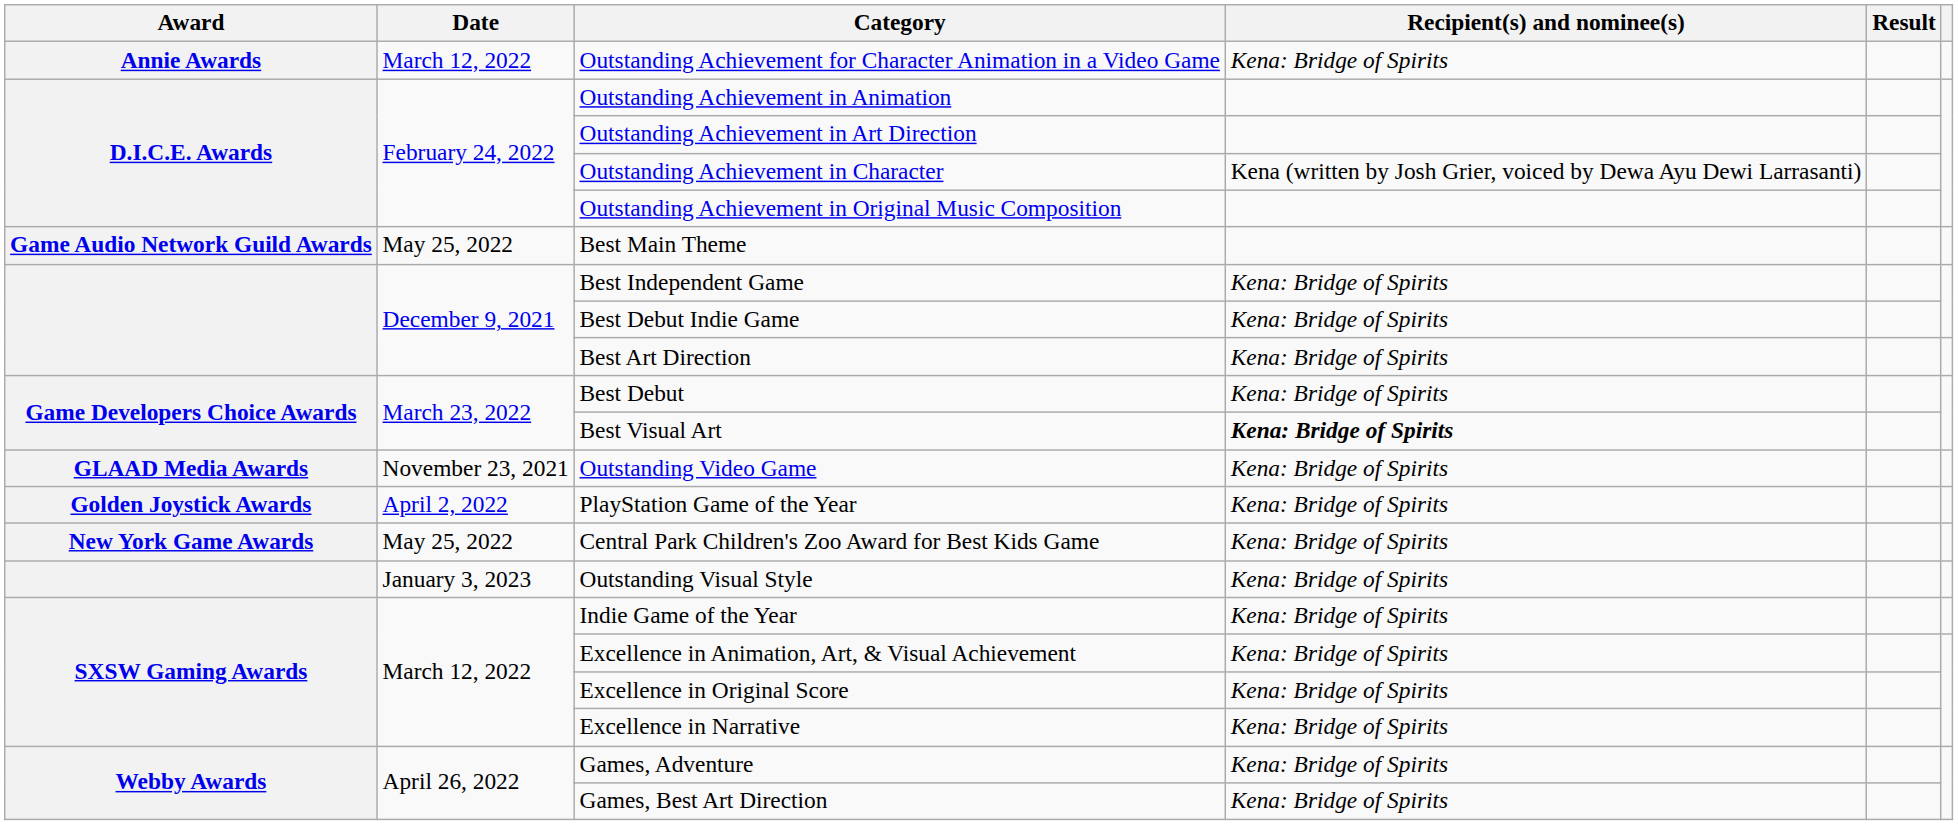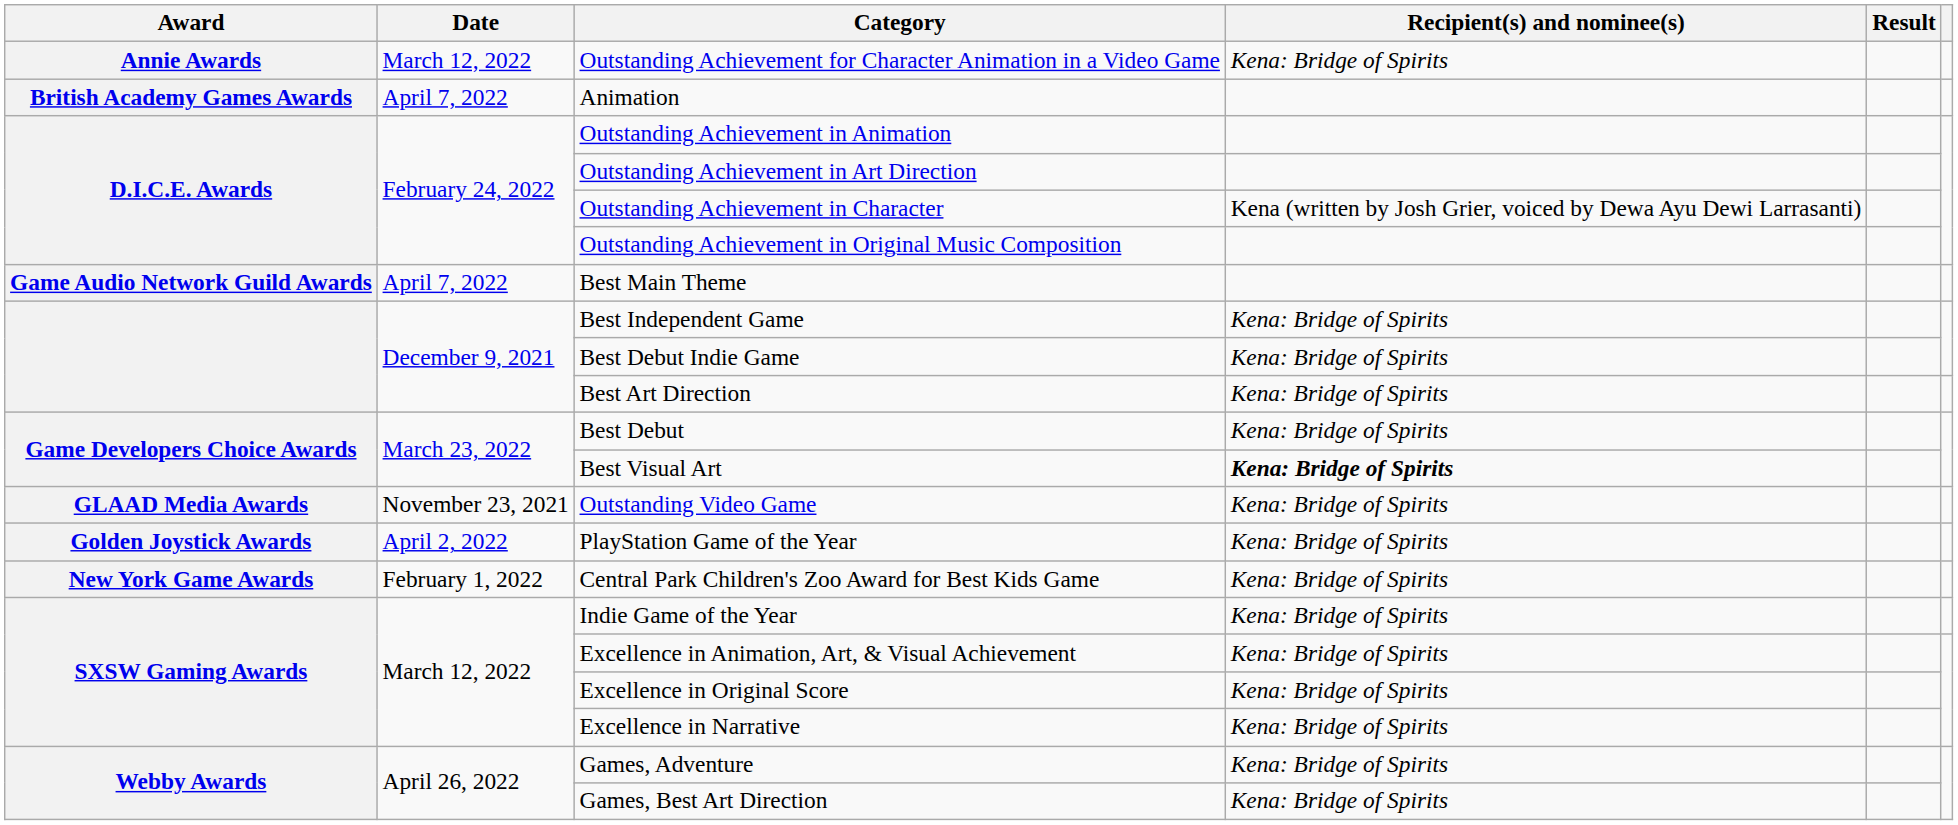+ row: (629, 97)
(448, 245) May 25, 2022 -> (445, 282) April 7, 2022
(448, 541) May 25, 2022 -> (463, 578) February 1, 2022
- row: (696, 578)
